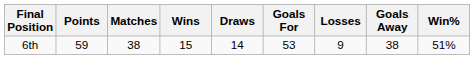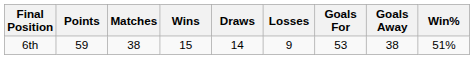columns swapped: (341, 20) <-> (289, 20)
